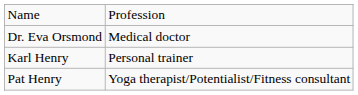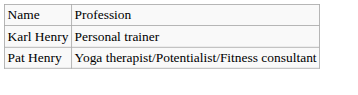- row: (55, 36)
